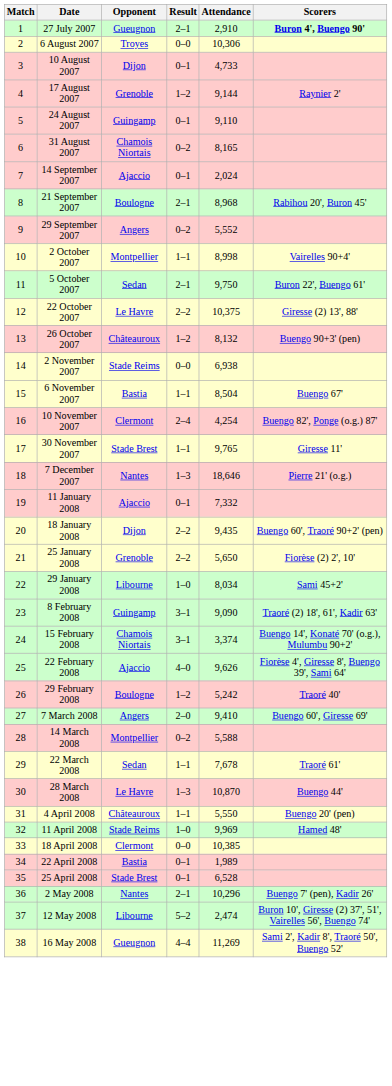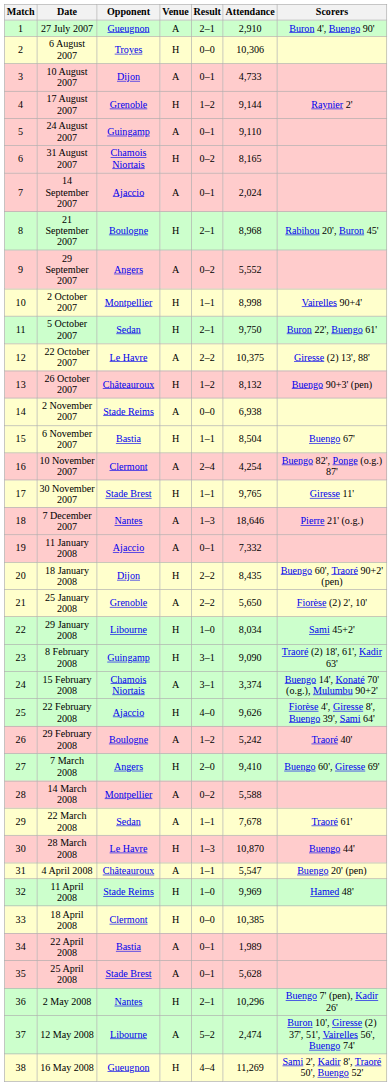+ column: (176, 12)
(320, 28) bold -> (332, 28) normal
(226, 530) 9,435 -> (250, 576) 8,435
(226, 814) 5,550 -> (250, 870) 5,547
(226, 878) 6,528 -> (250, 974) 5,628
